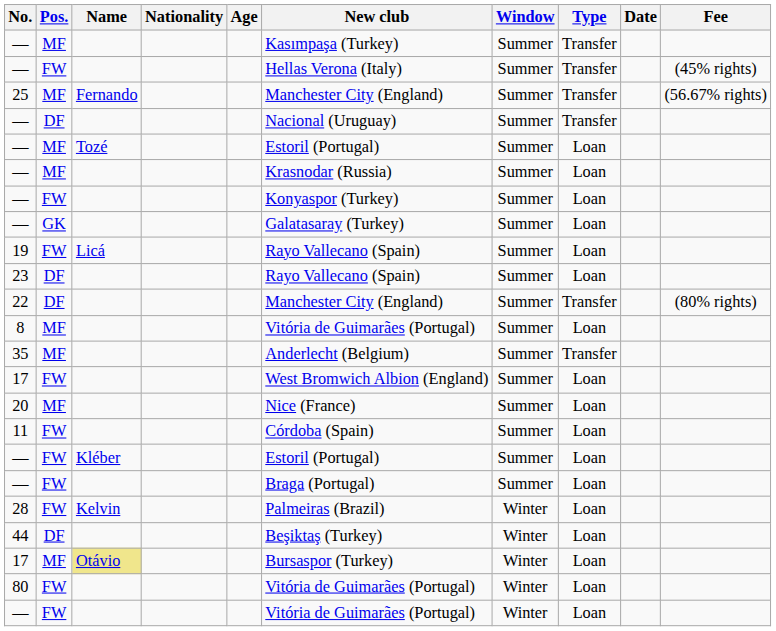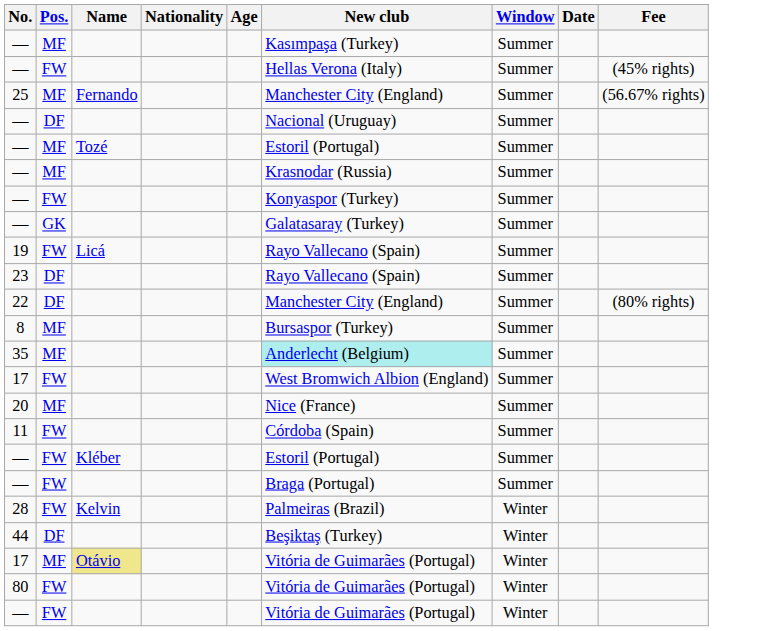- column: (589, 17)
(370, 328) Vitória de Guimarães (Portugal) -> (329, 328) Bursaspor (Turkey)
(337, 353) no background -> (337, 353) paleturquoise background
(329, 560) Bursaspor (Turkey) -> (370, 560) Vitória de Guimarães (Portugal)
